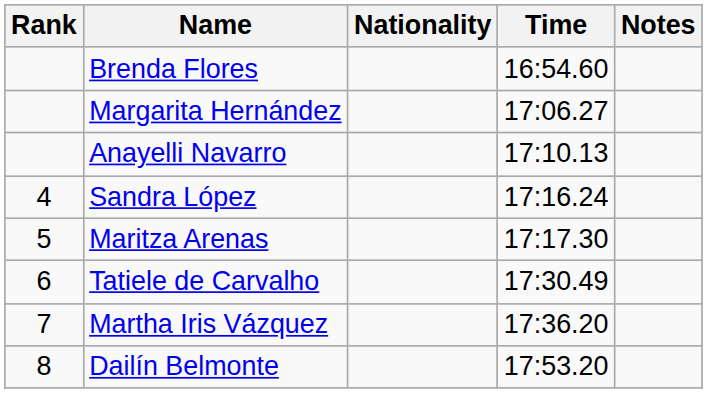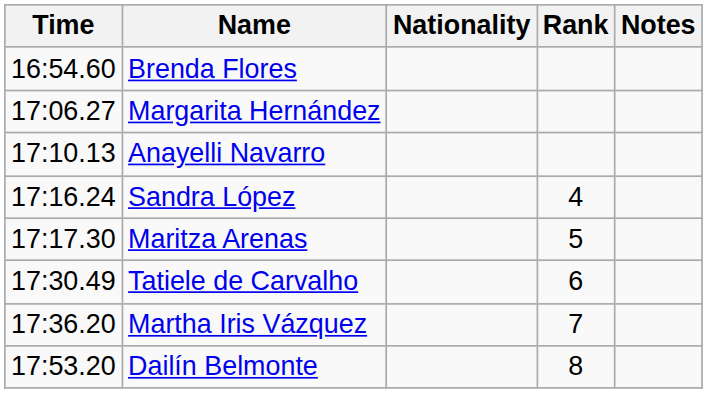columns swapped: (44, 25) <-> (556, 25)
